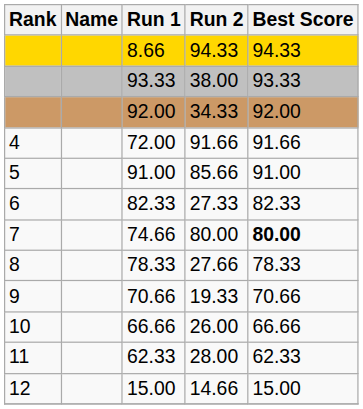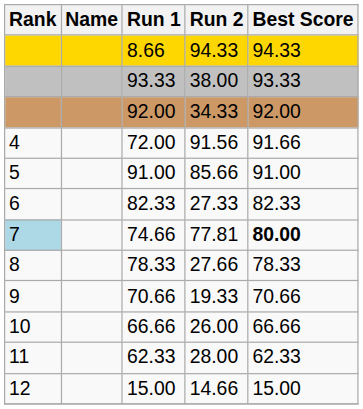(214, 142) 91.66 -> (214, 142) 91.56
(14, 234) no background -> (14, 234) lightblue background
(214, 234) 80.00 -> (214, 234) 77.81
